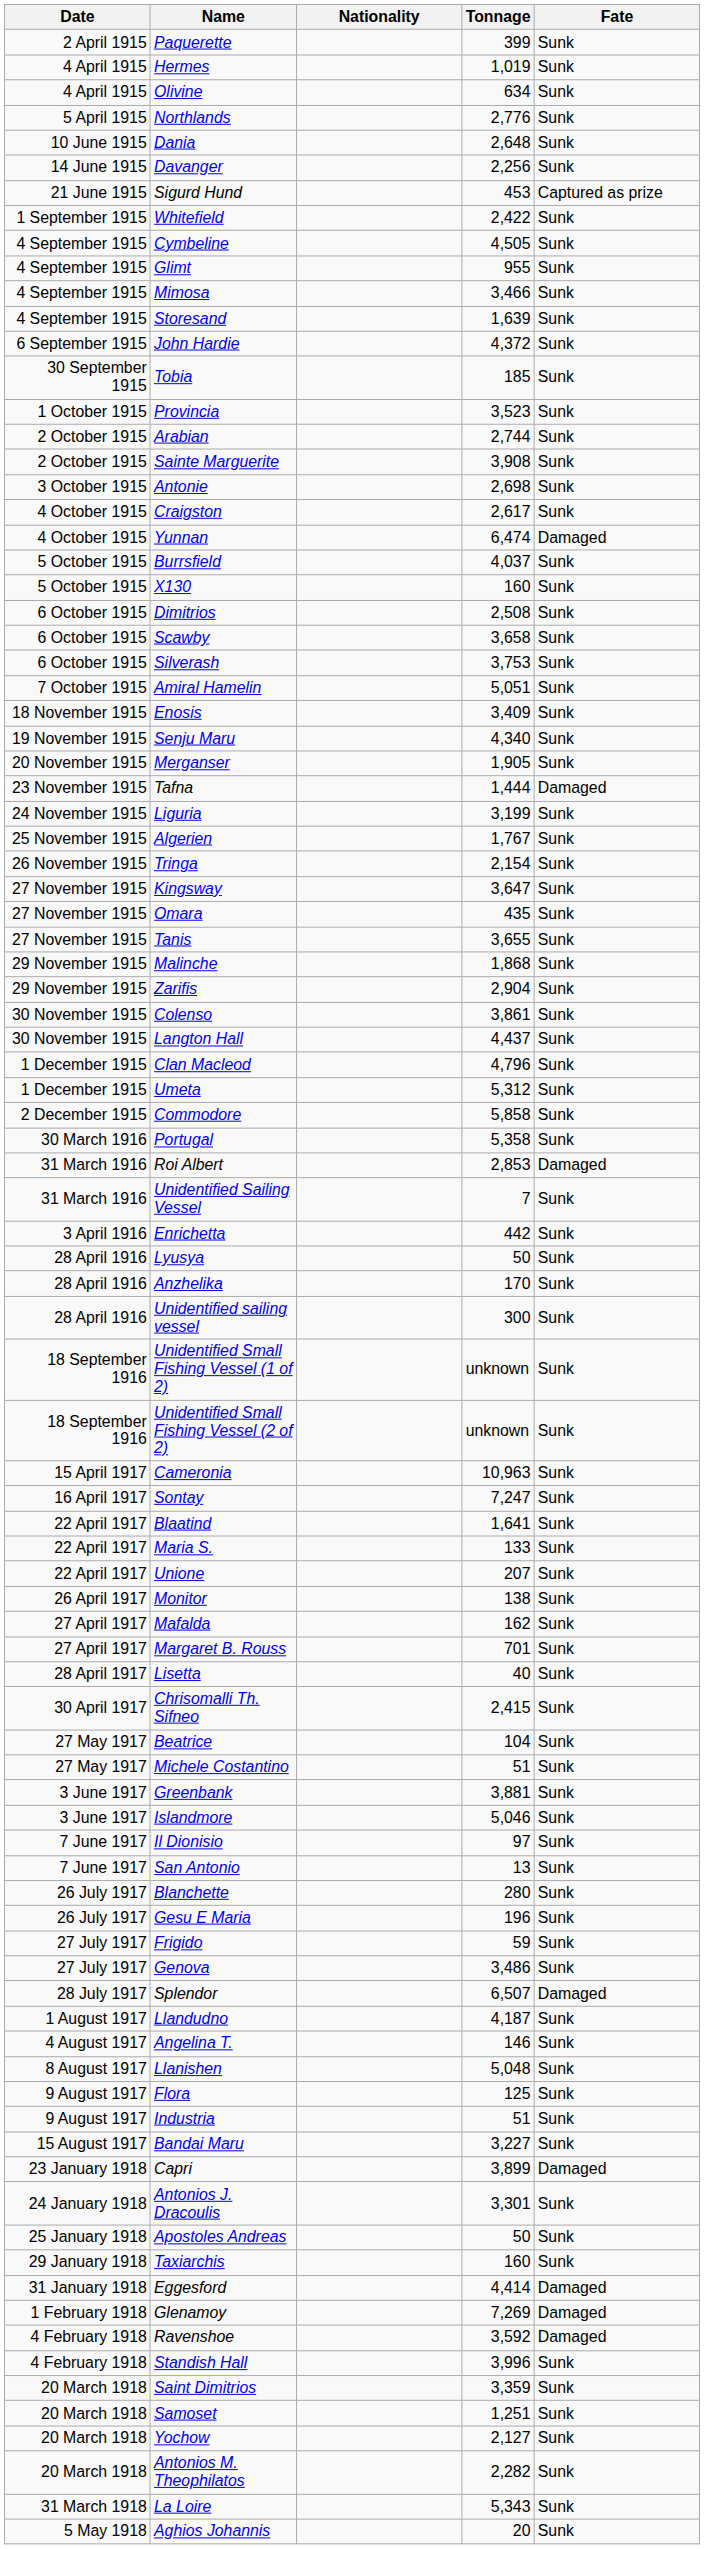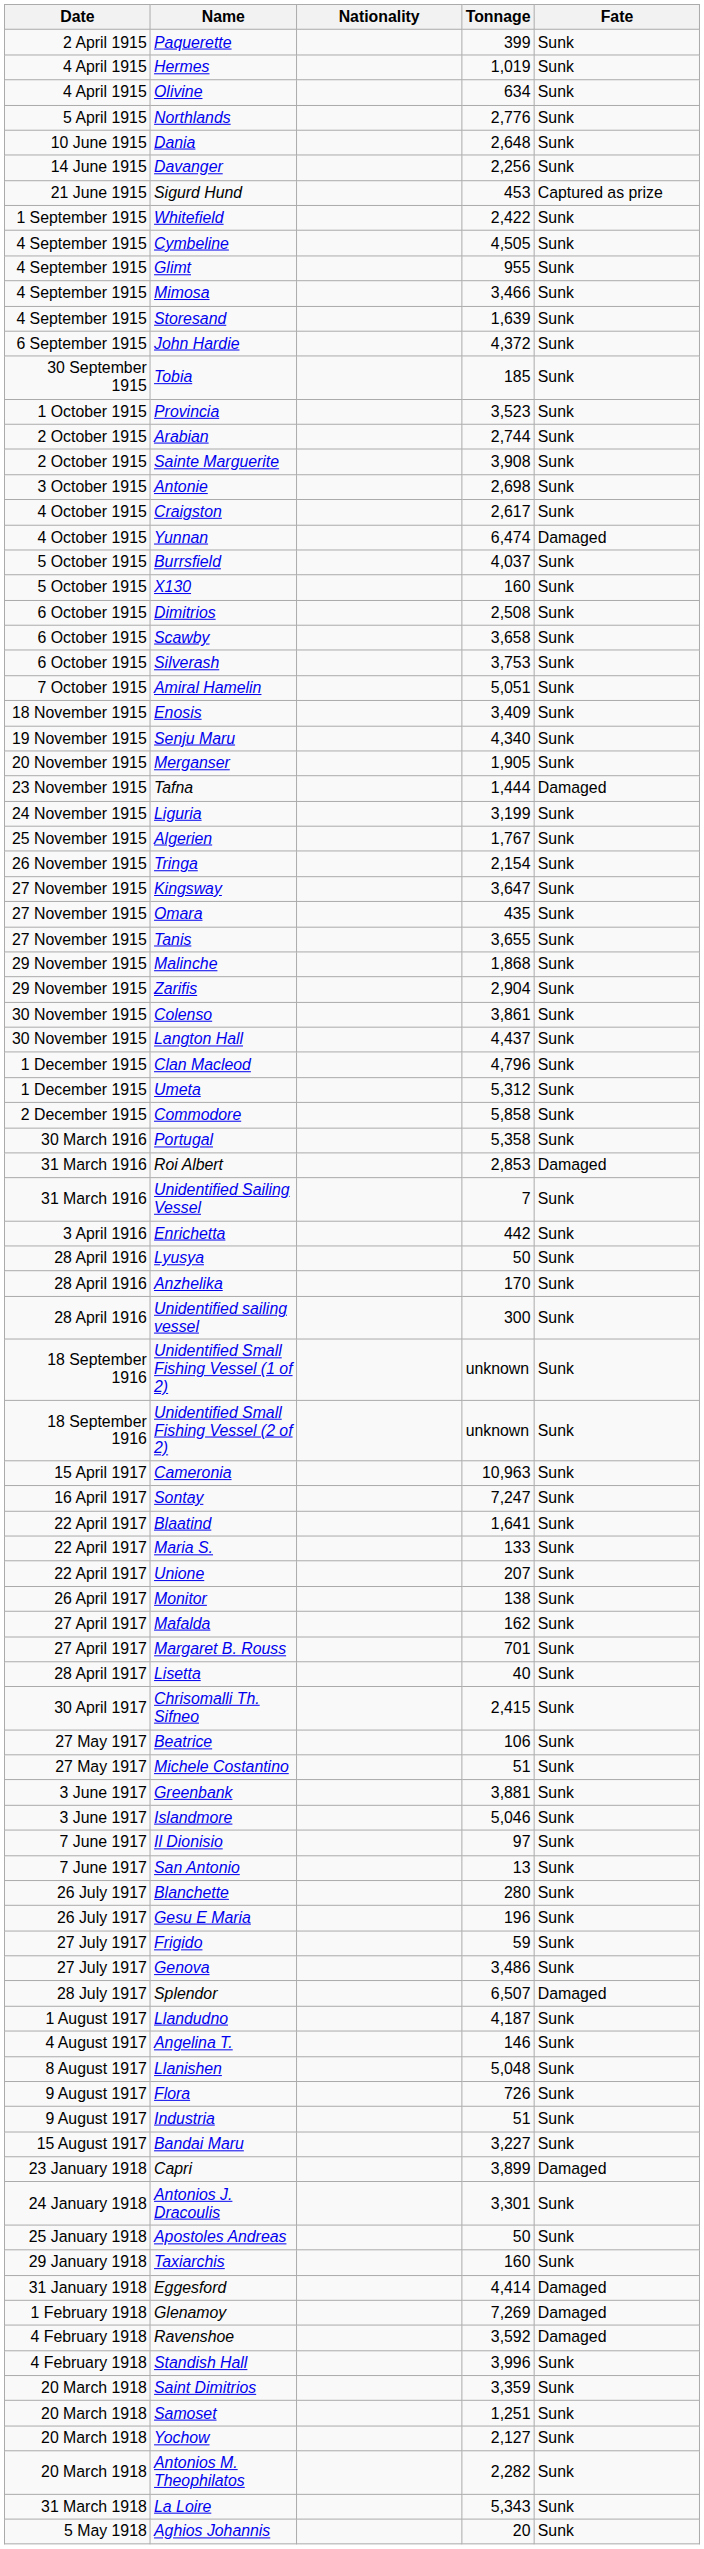(517, 1742) 104 -> (517, 1742) 106
(517, 2093) 125 -> (517, 2093) 726
